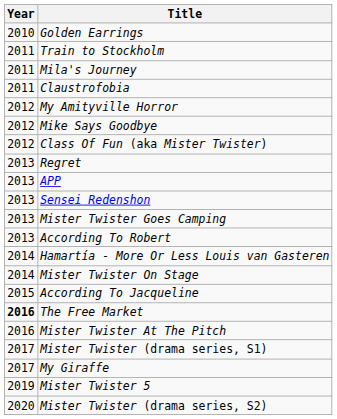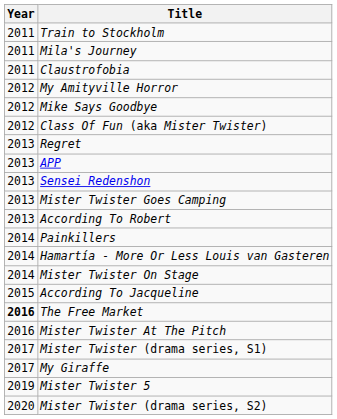- row: (92, 32)
+ row: (78, 238)
